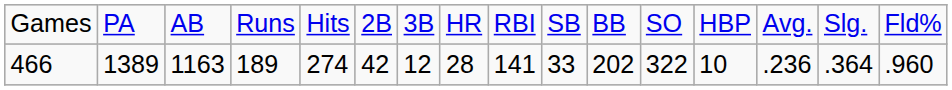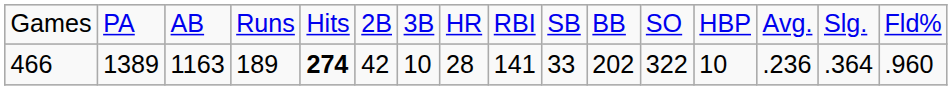(327, 64) normal -> (327, 64) bold
(418, 64) 12 -> (418, 64) 10
